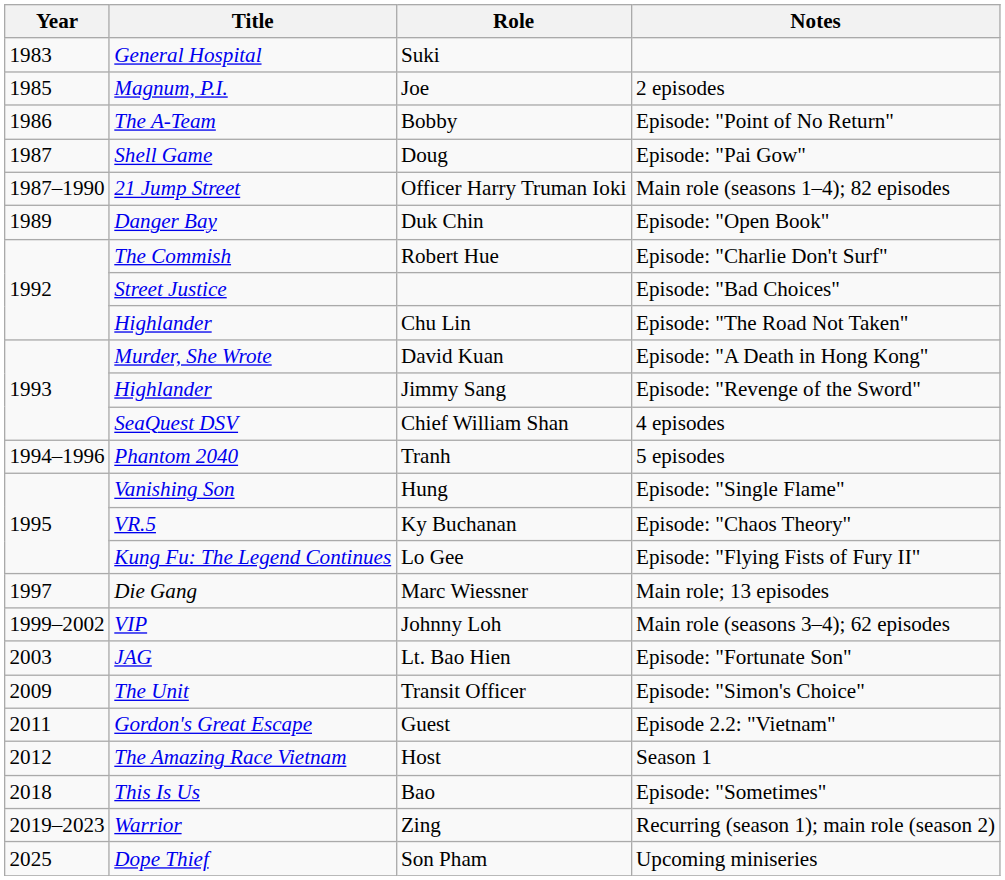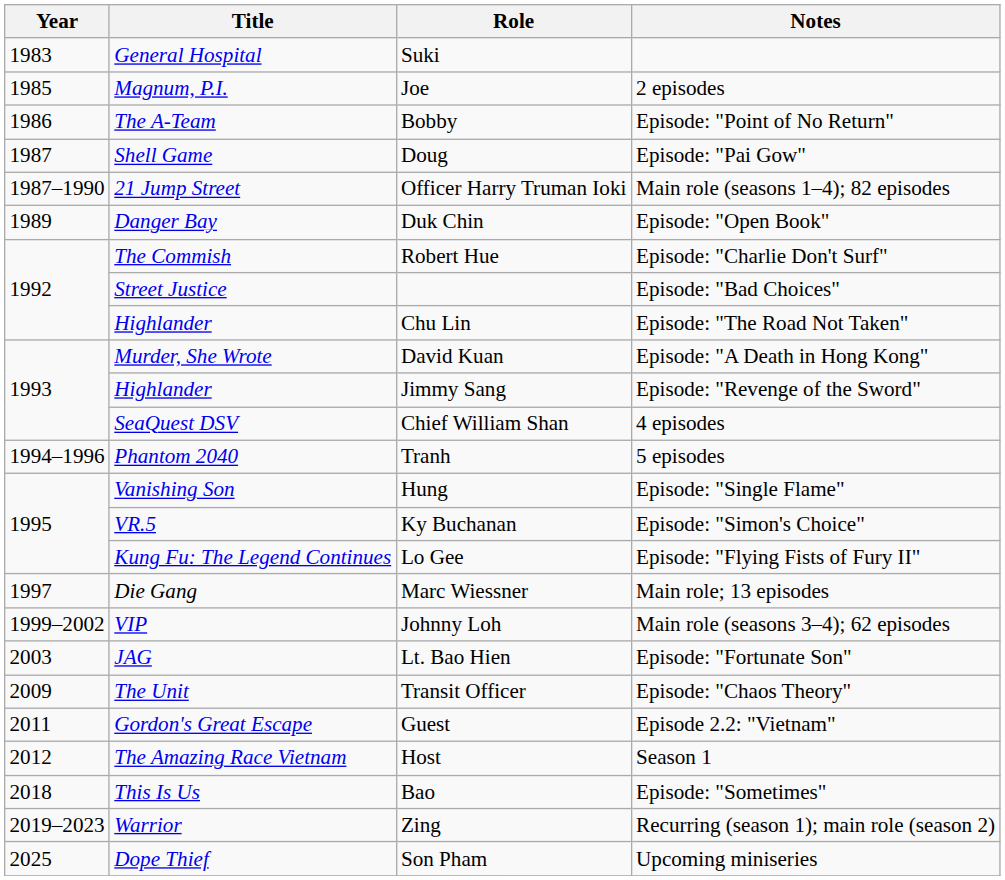(744, 523) Episode: "Chaos Theory" -> (750, 523) Episode: "Simon's Choice"
(750, 691) Episode: "Simon's Choice" -> (744, 691) Episode: "Chaos Theory"
